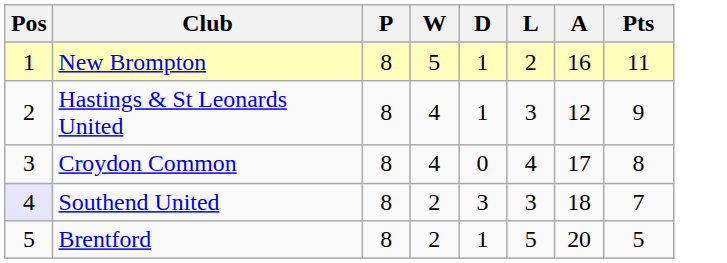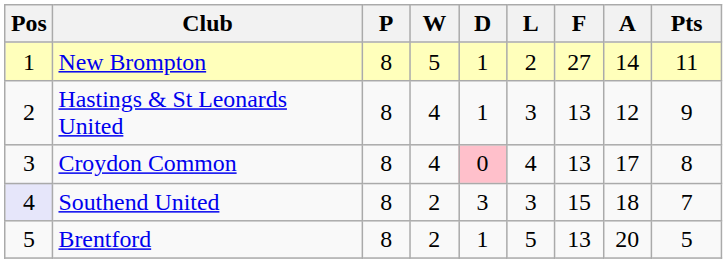+ column: (579, 23)
(579, 61) 16 -> (627, 61) 14
(483, 163) no background -> (483, 163) pink background
